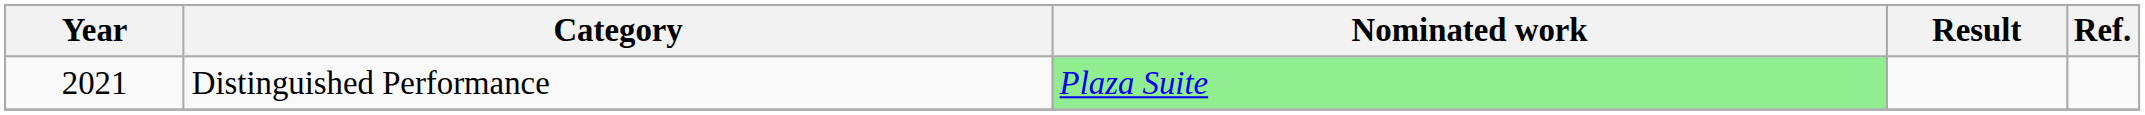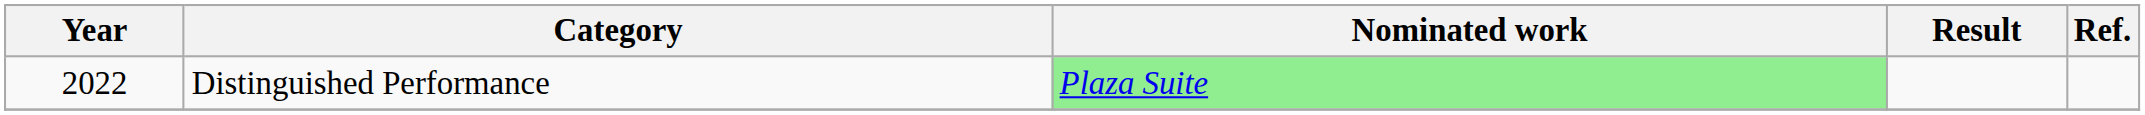(95, 82) 2021 -> (95, 82) 2022
